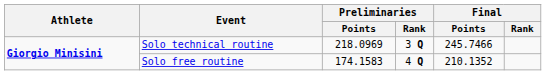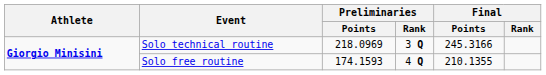(469, 45) 245.7466 -> (469, 45) 245.3166
(359, 62) 174.1583 -> (359, 62) 174.1593
(469, 62) 210.1352 -> (469, 62) 210.1355
